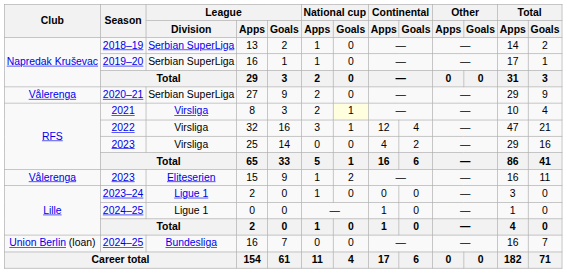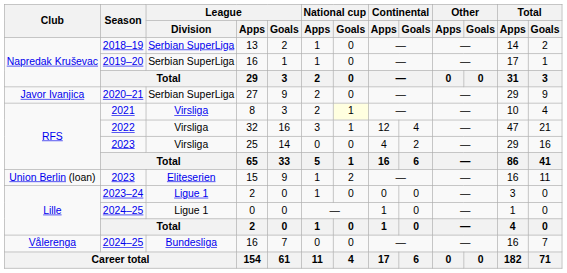(52, 95) Vålerenga -> (52, 95) Javor Ivanjica
(52, 177) Vålerenga -> (52, 177) Union Berlin (loan)
(52, 243) Union Berlin (loan) -> (52, 243) Vålerenga
